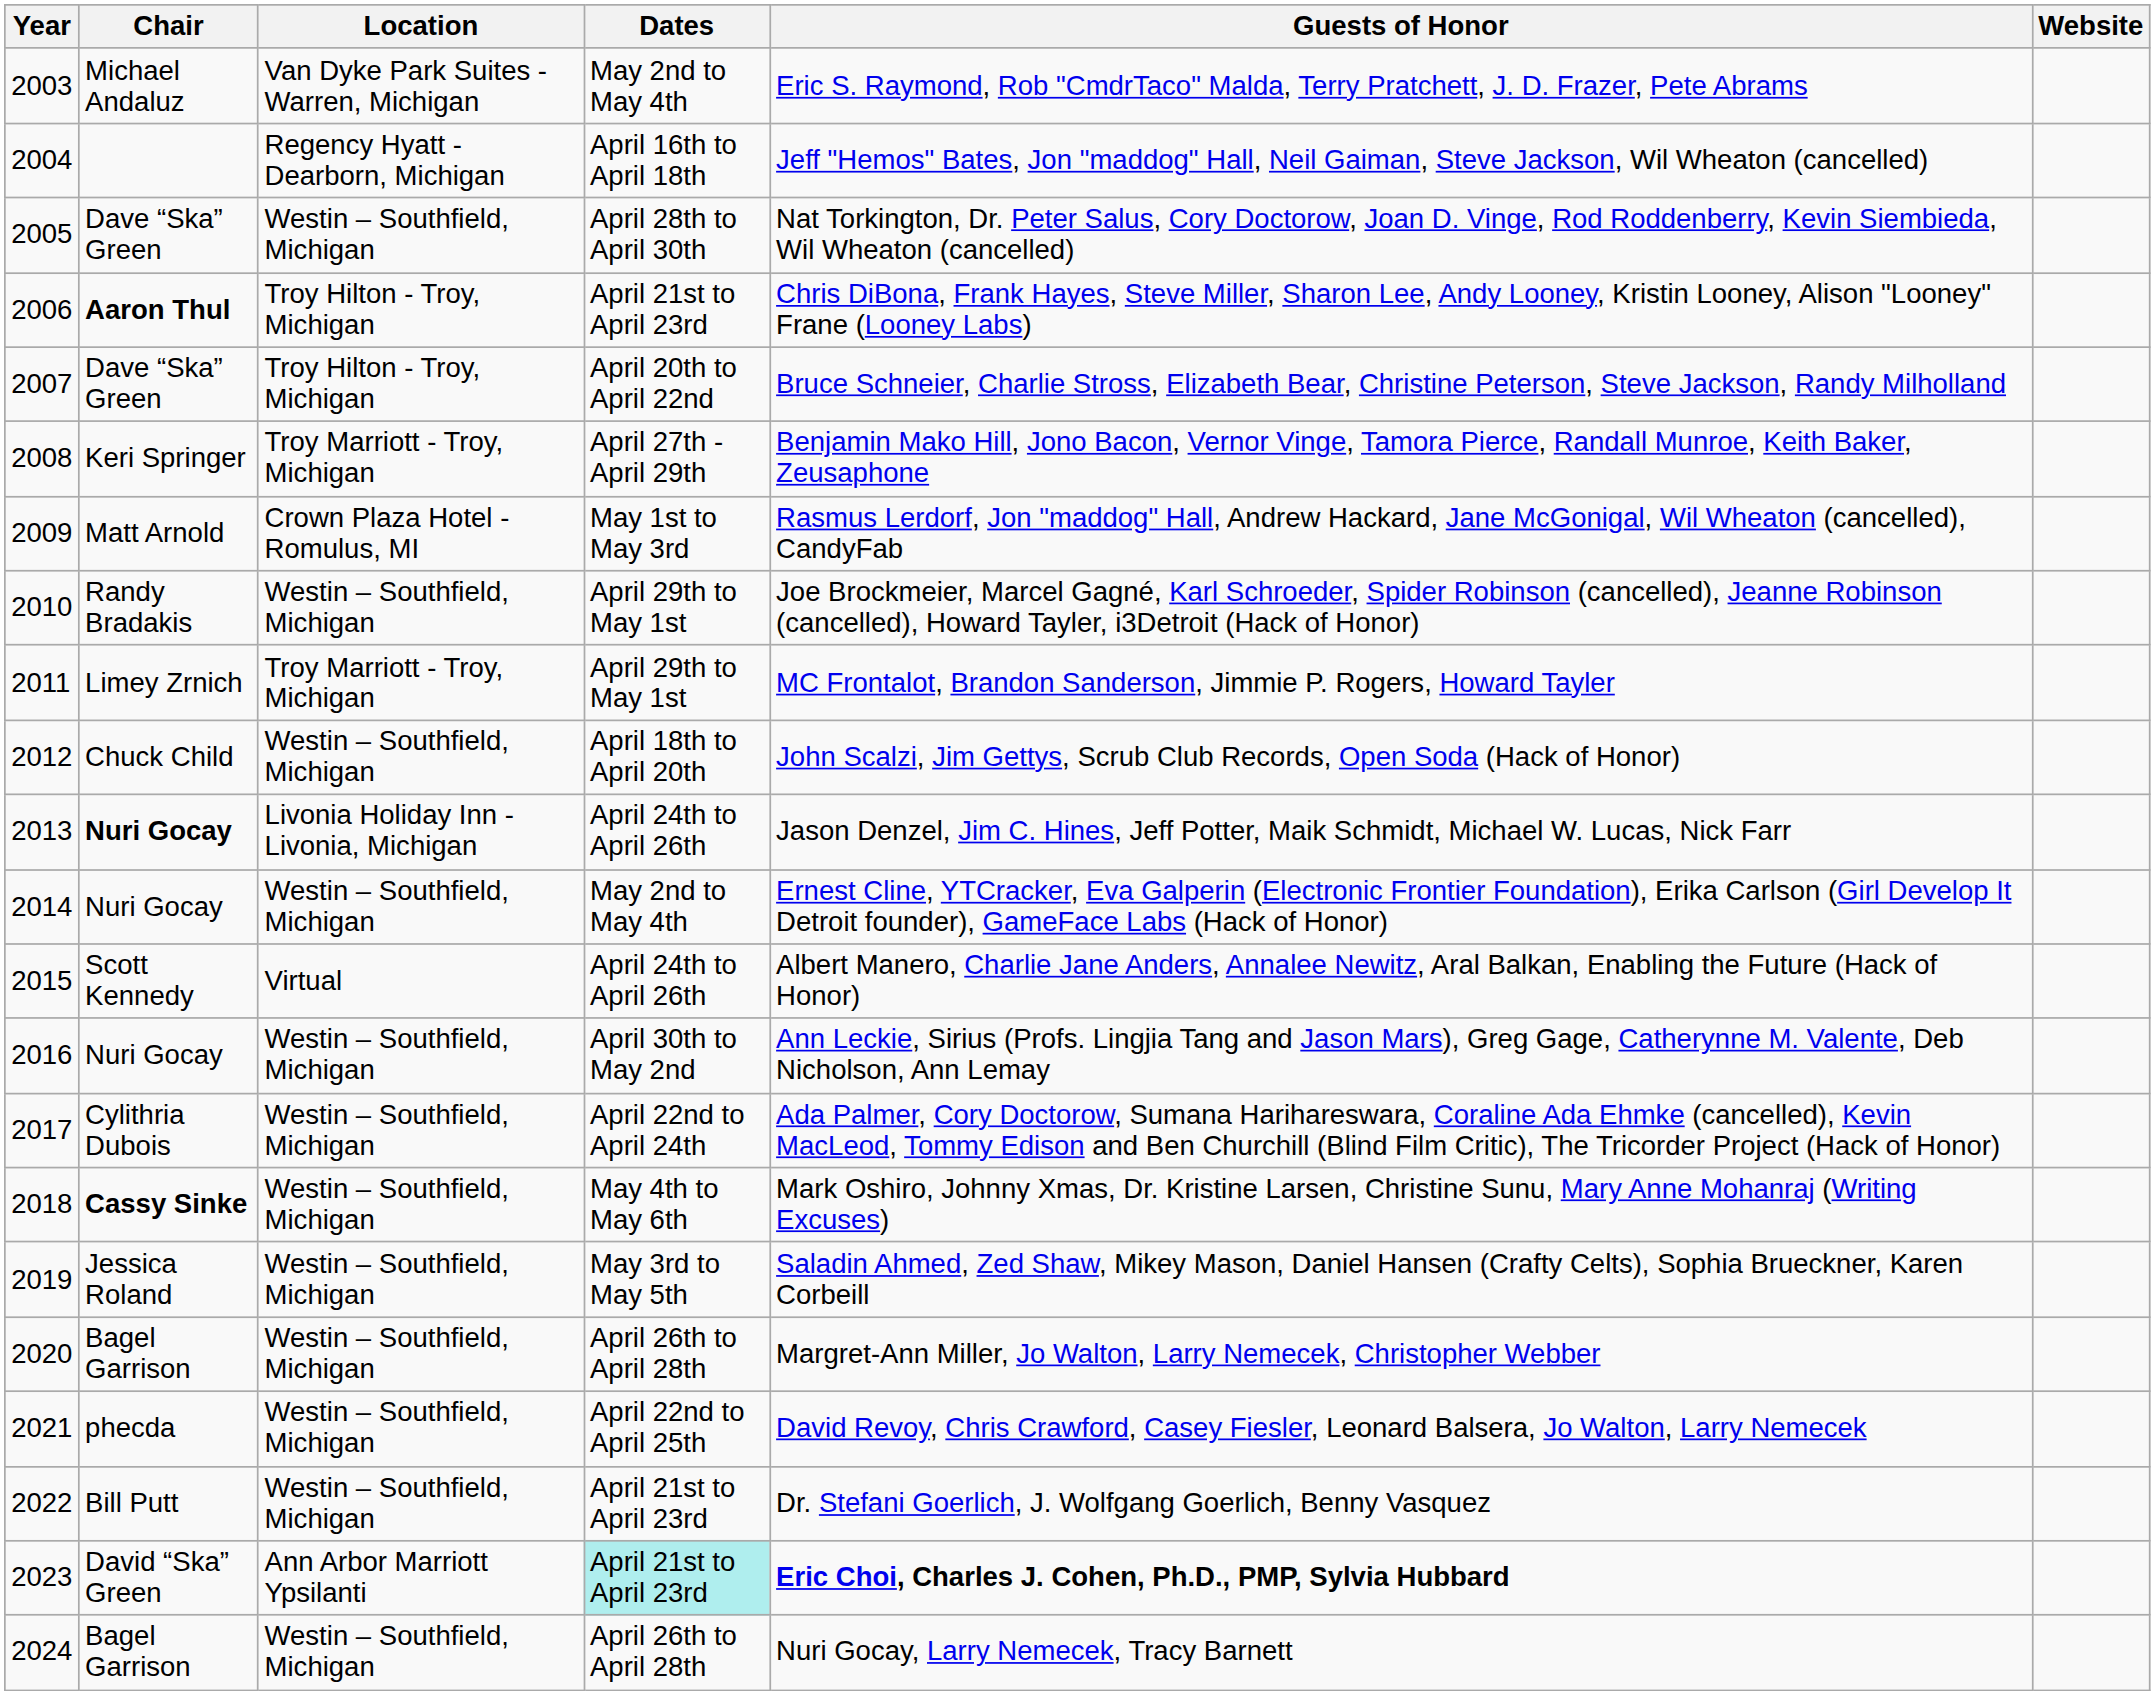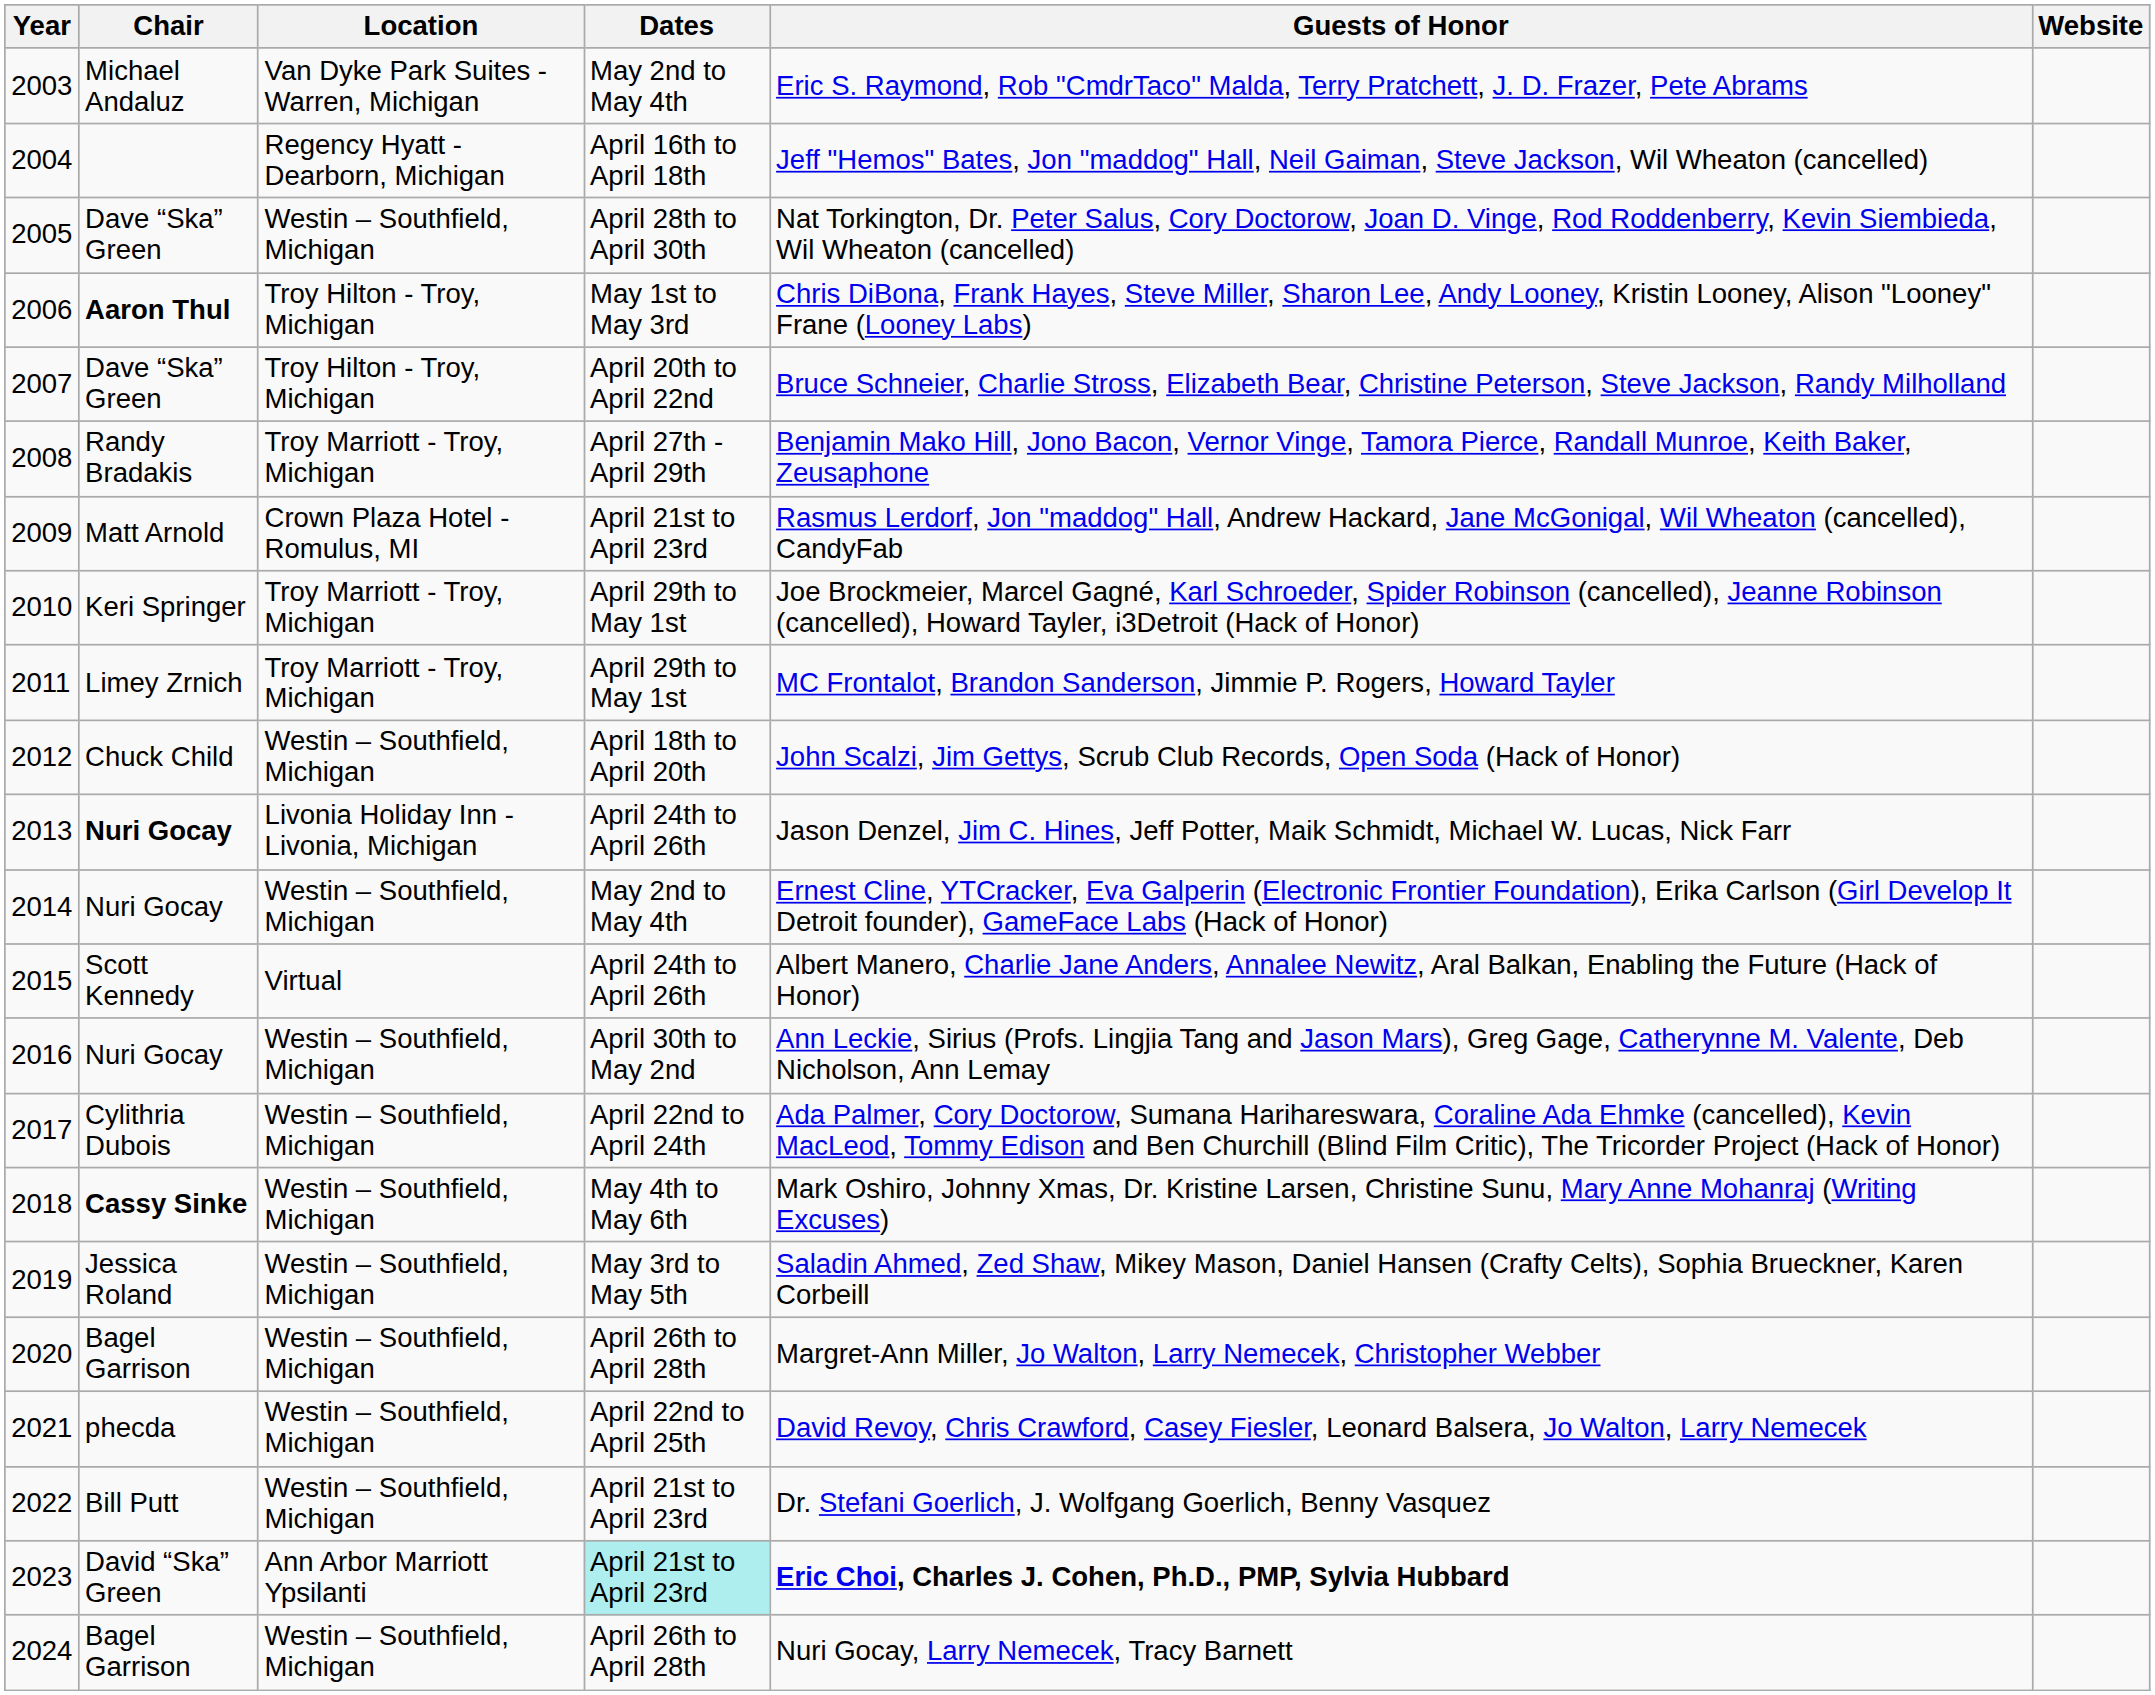(663, 309) April 21st to April 23rd -> (653, 309) May 1st to May 3rd
(165, 458) Keri Springer -> (139, 458) Randy Bradakis
(653, 533) May 1st to May 3rd -> (663, 533) April 21st to April 23rd
(139, 607) Randy Bradakis -> (165, 607) Keri Springer
(387, 607) Westin – Southfield, Michigan -> (384, 607) Troy Marriott - Troy, Michigan
